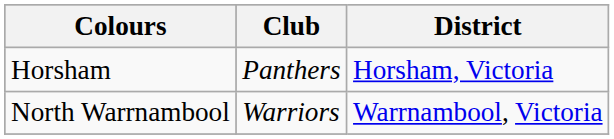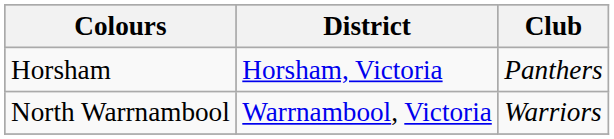columns swapped: (291, 26) <-> (478, 26)
